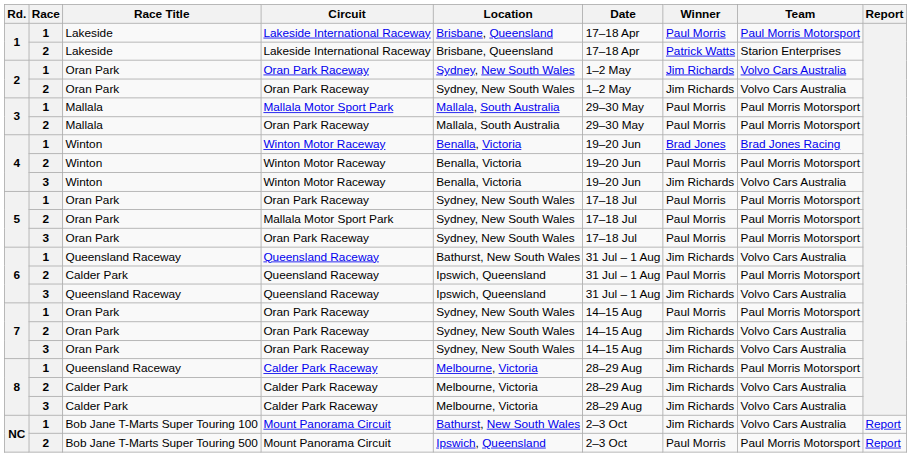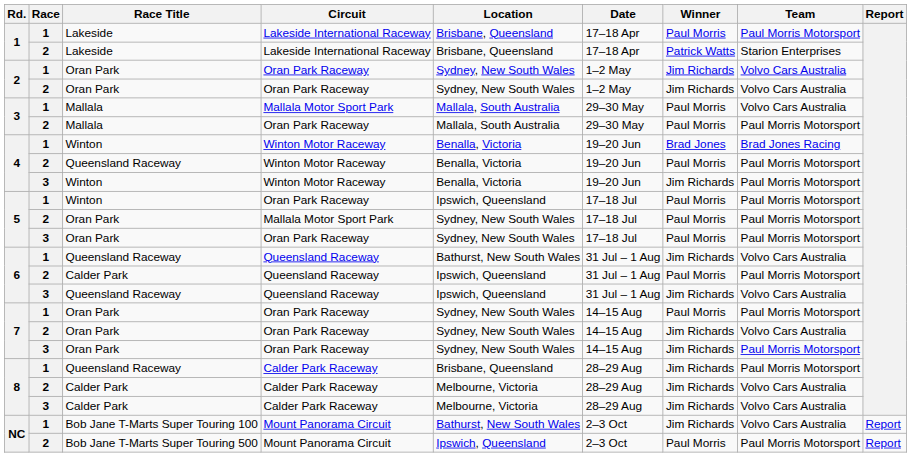(800, 107) Paul Morris Motorsport -> (793, 107) Volvo Cars Australia
(84, 163) Winton -> (123, 163) Queensland Raceway
(793, 182) Volvo Cars Australia -> (800, 182) Paul Morris Motorsport
(92, 201) Oran Park -> (84, 201) Winton
(505, 201) Sydney, New South Wales -> (491, 201) Ipswich, Queensland
(793, 350) Volvo Cars Australia -> (800, 350) Paul Morris Motorsport
(487, 369) Melbourne, Victoria -> (495, 369) Brisbane, Queensland
